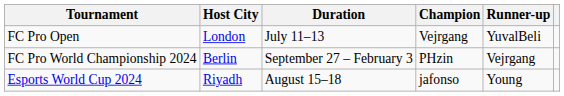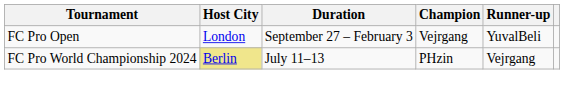(294, 36) July 11–13 -> (339, 36) September 27 – February 3
(220, 58) no background -> (220, 58) khaki background
(339, 58) September 27 – February 3 -> (294, 58) July 11–13
- row: (75, 79)
